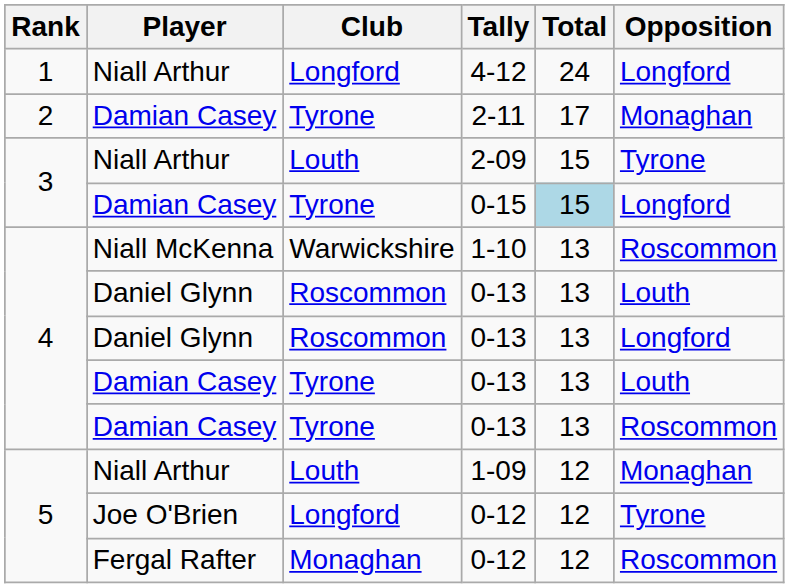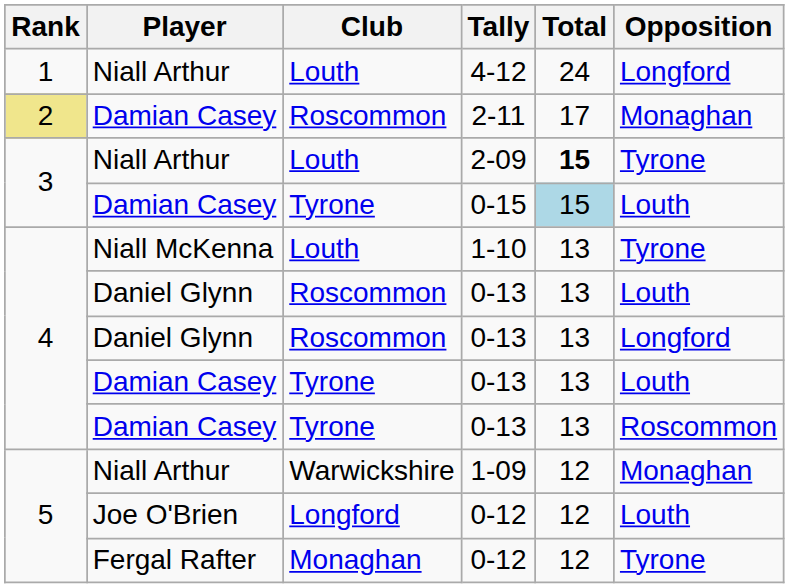(345, 71) Longford -> (324, 71) Louth
(46, 115) no background -> (46, 115) khaki background
(332, 115) Tyrone -> (368, 115) Roscommon
(575, 159) normal -> (575, 159) bold
(675, 204) Longford -> (655, 204) Louth
(372, 248) Warwickshire -> (324, 248) Louth
(699, 248) Roscommon -> (663, 248) Tyrone
(324, 470) Louth -> (372, 470) Warwickshire
(663, 515) Tyrone -> (655, 515) Louth
(699, 559) Roscommon -> (663, 559) Tyrone
